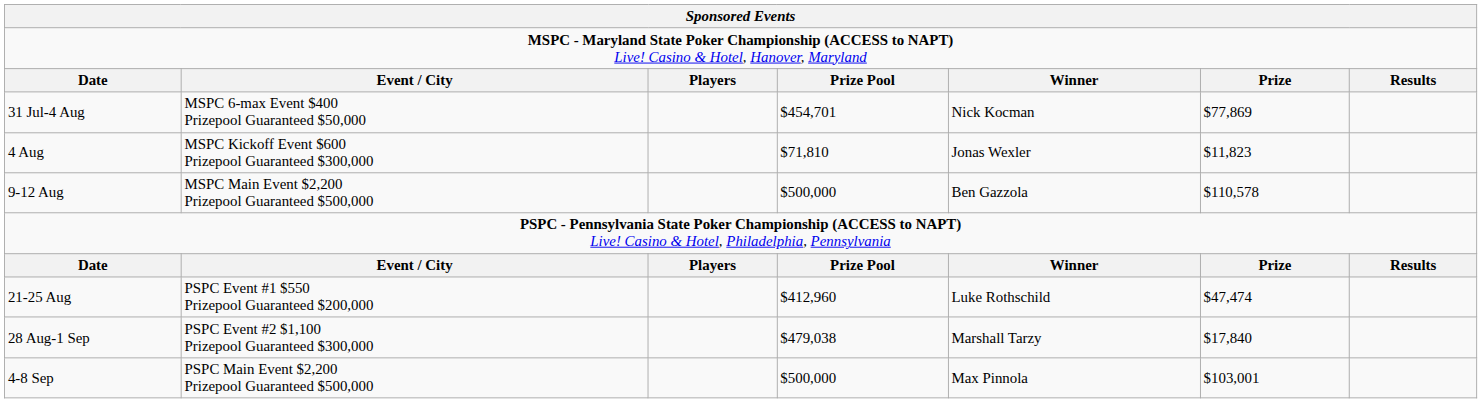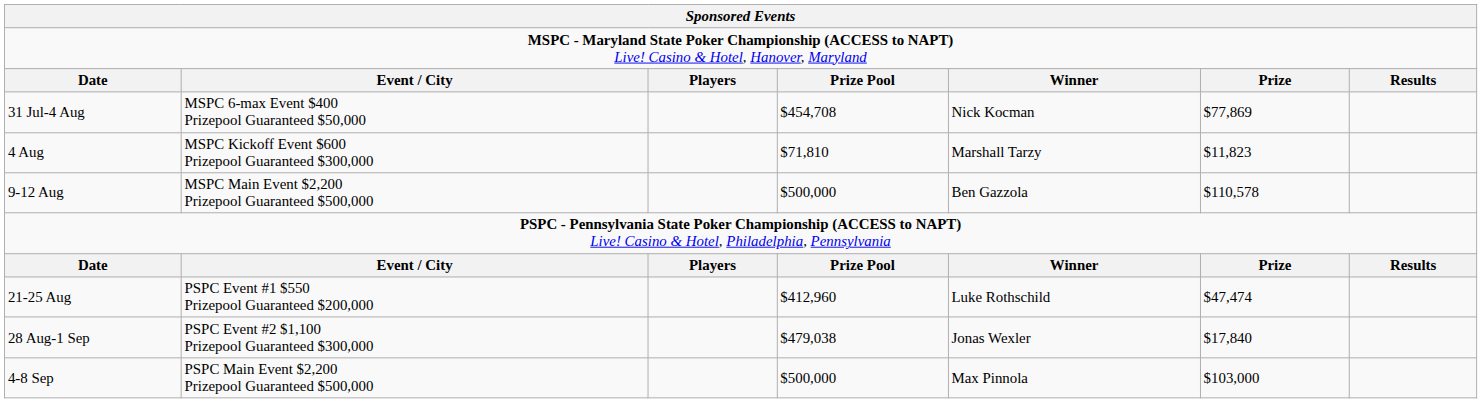(808, 112) $454,701 -> (808, 112) $454,708
(991, 152) Jonas Wexler -> (997, 152) Marshall Tarzy
(997, 337) Marshall Tarzy -> (991, 337) Jonas Wexler
(1231, 377) $103,001 -> (1231, 377) $103,000
